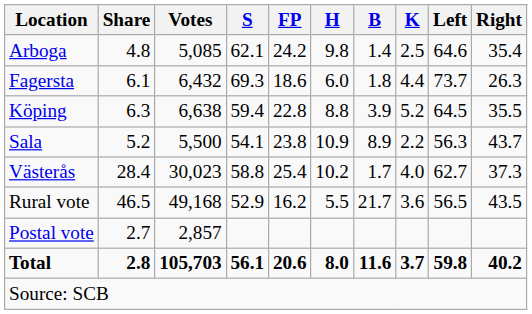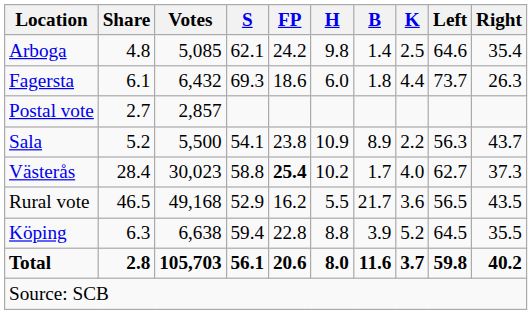rows swapped: (38, 111) <-> (51, 232)
(290, 171) normal -> (290, 171) bold
